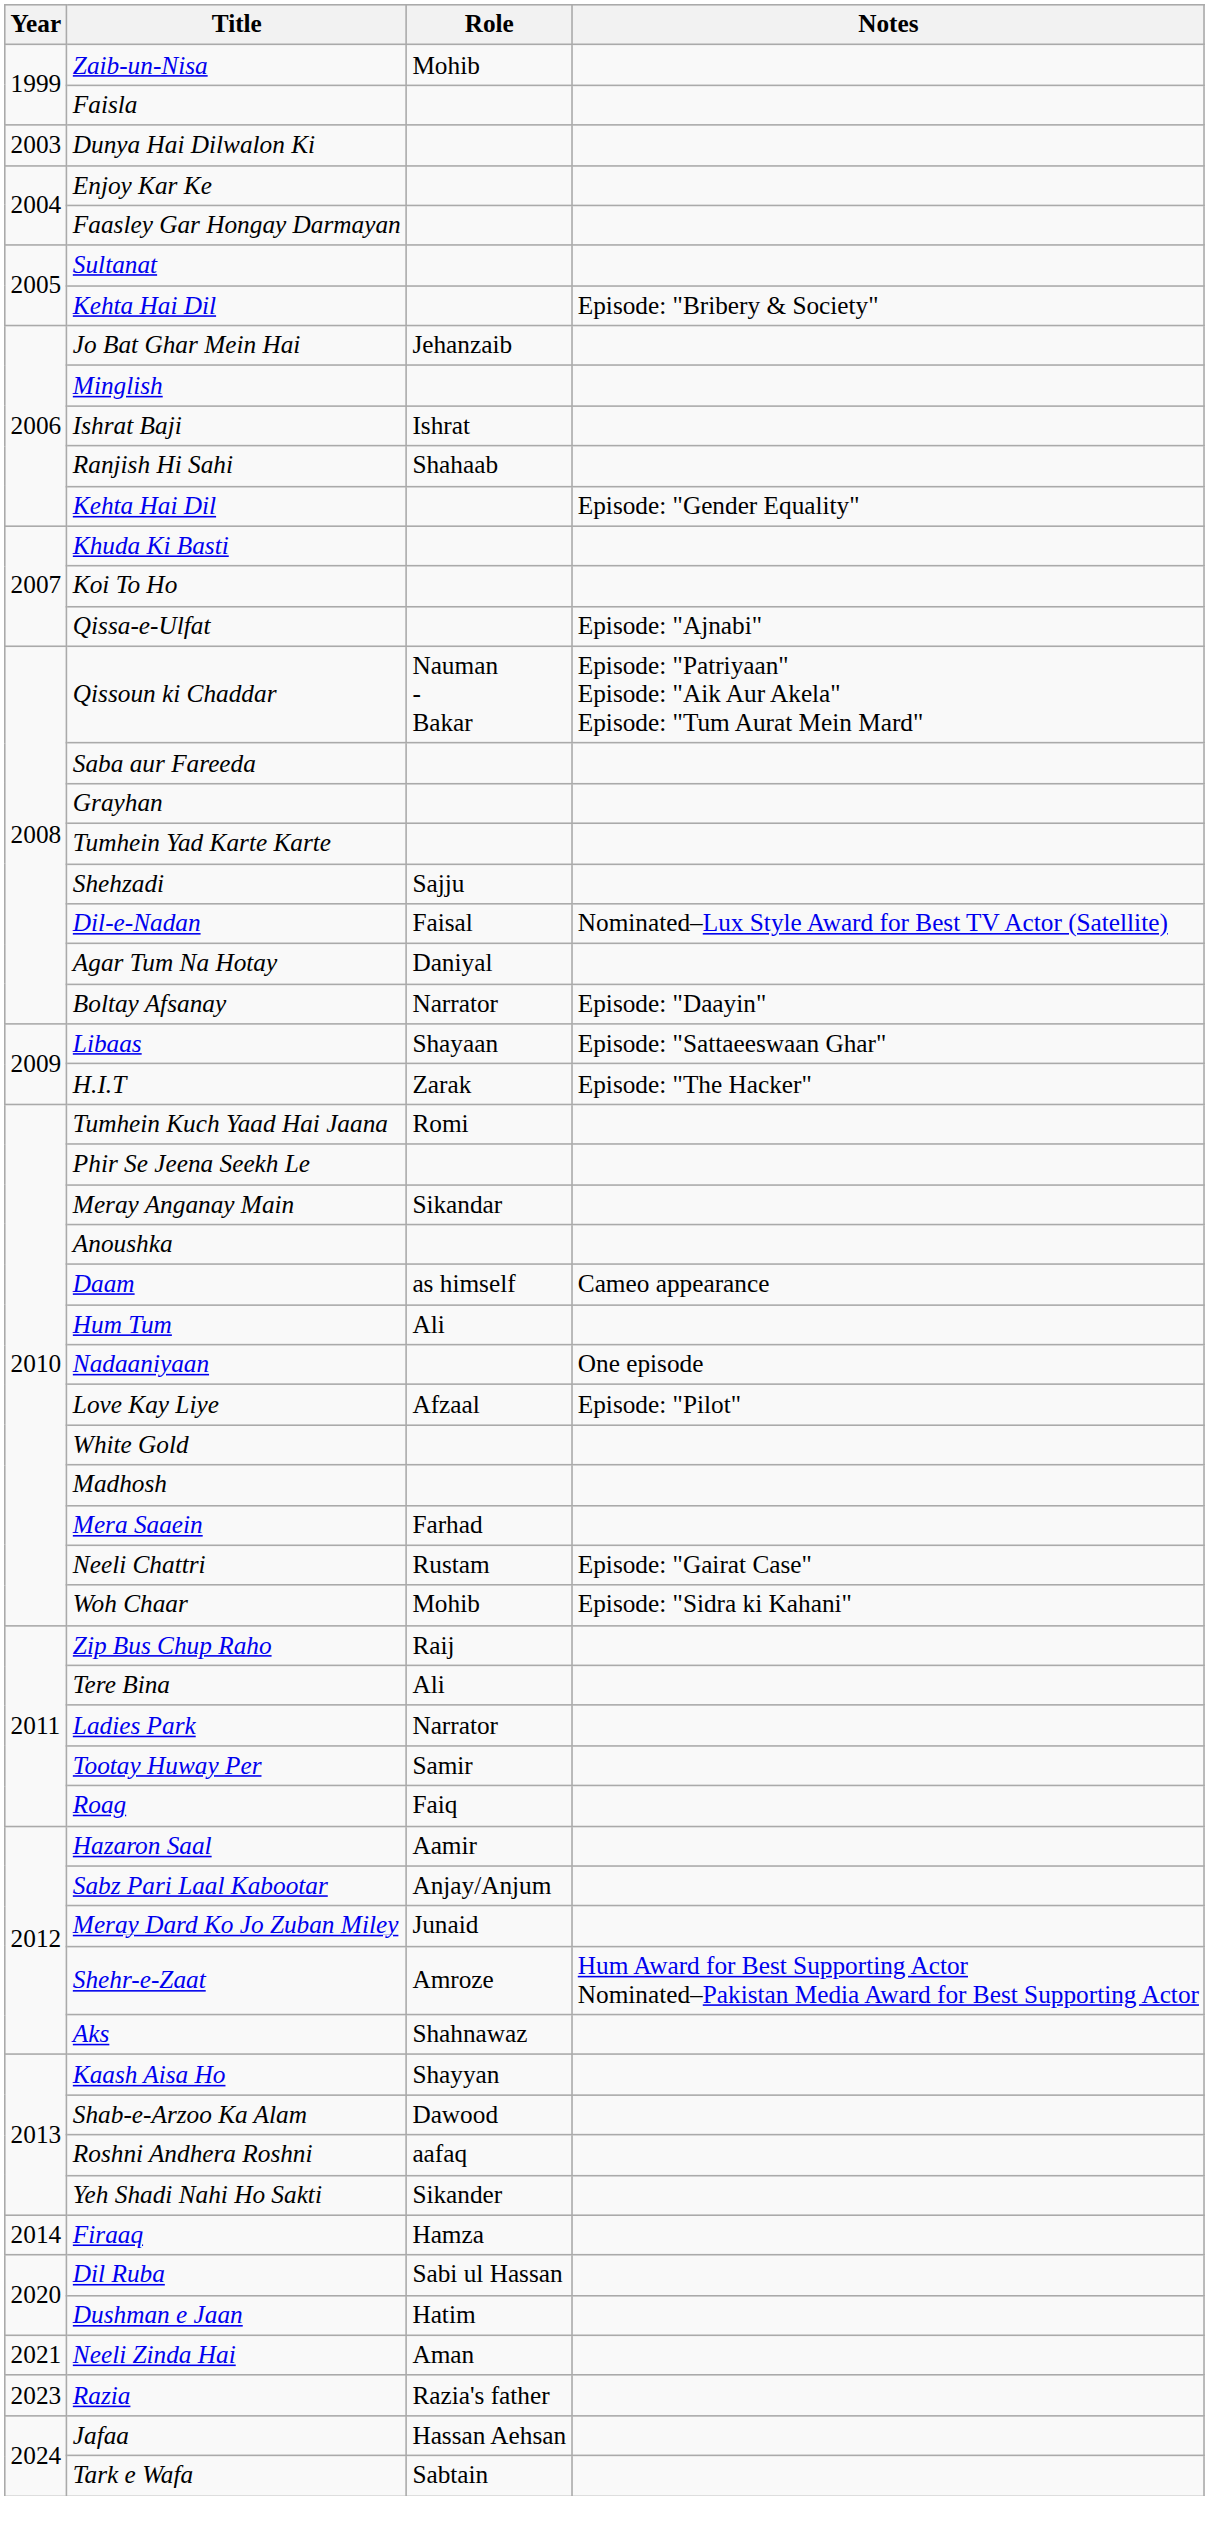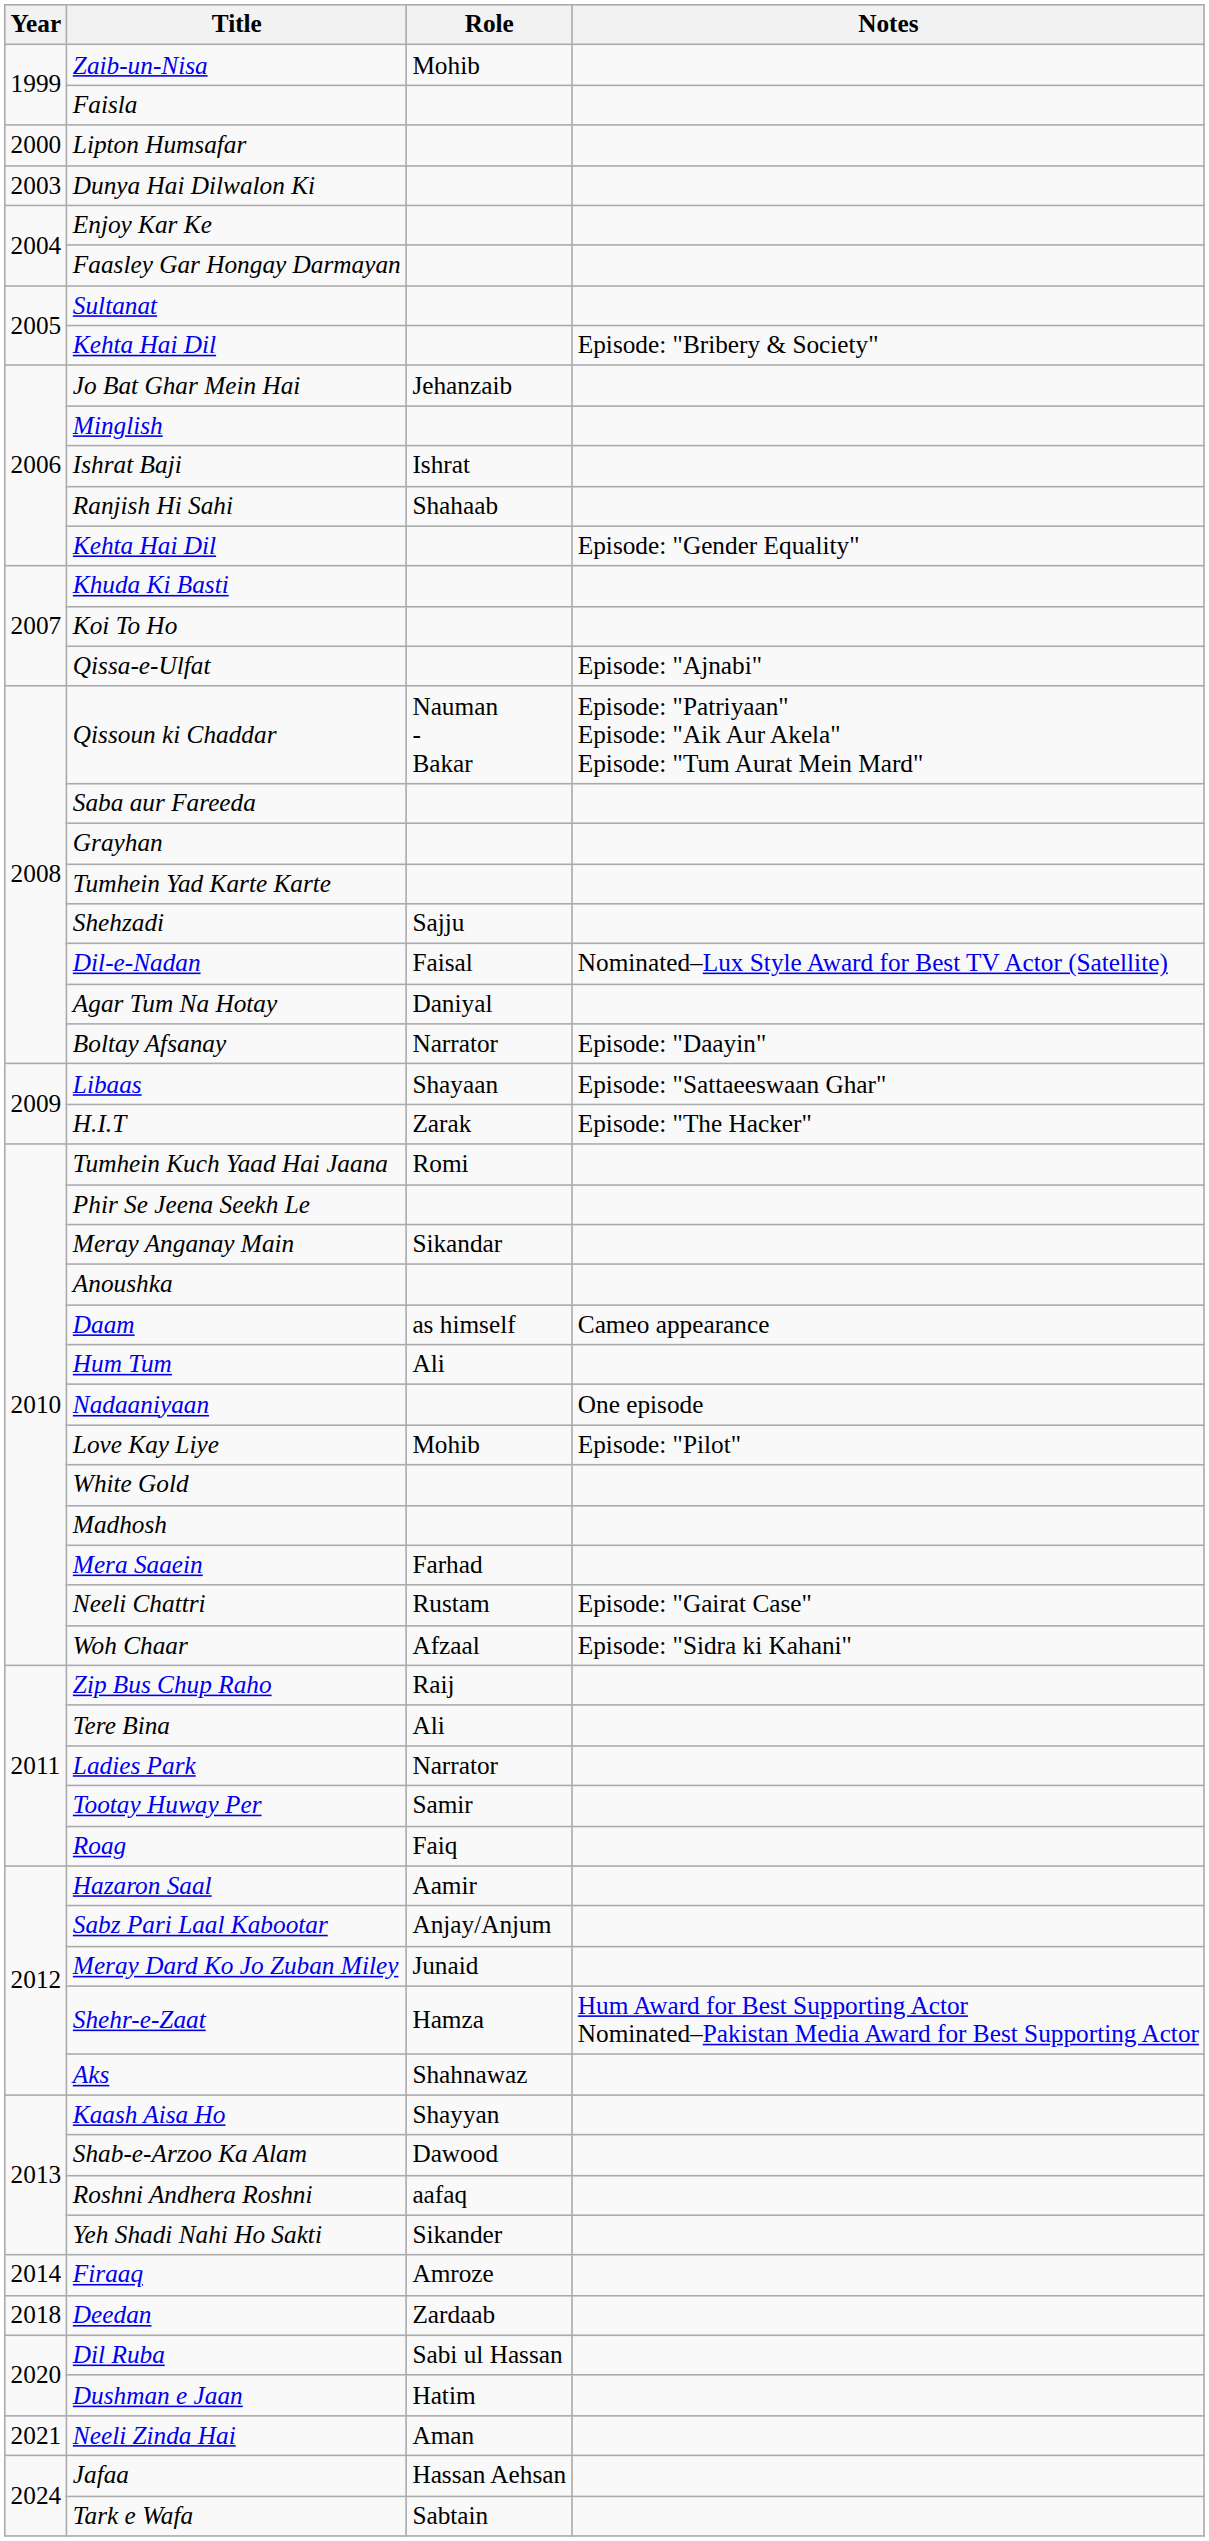+ row: (36, 144)
(446, 1404) Afzaal -> (446, 1444) Mohib
(446, 1604) Mohib -> (446, 1645) Afzaal
(453, 1979) Amroze -> (448, 2020) Hamza
(448, 2234) Hamza -> (453, 2274) Amroze
+ row: (36, 2314)
- row: (36, 2395)
